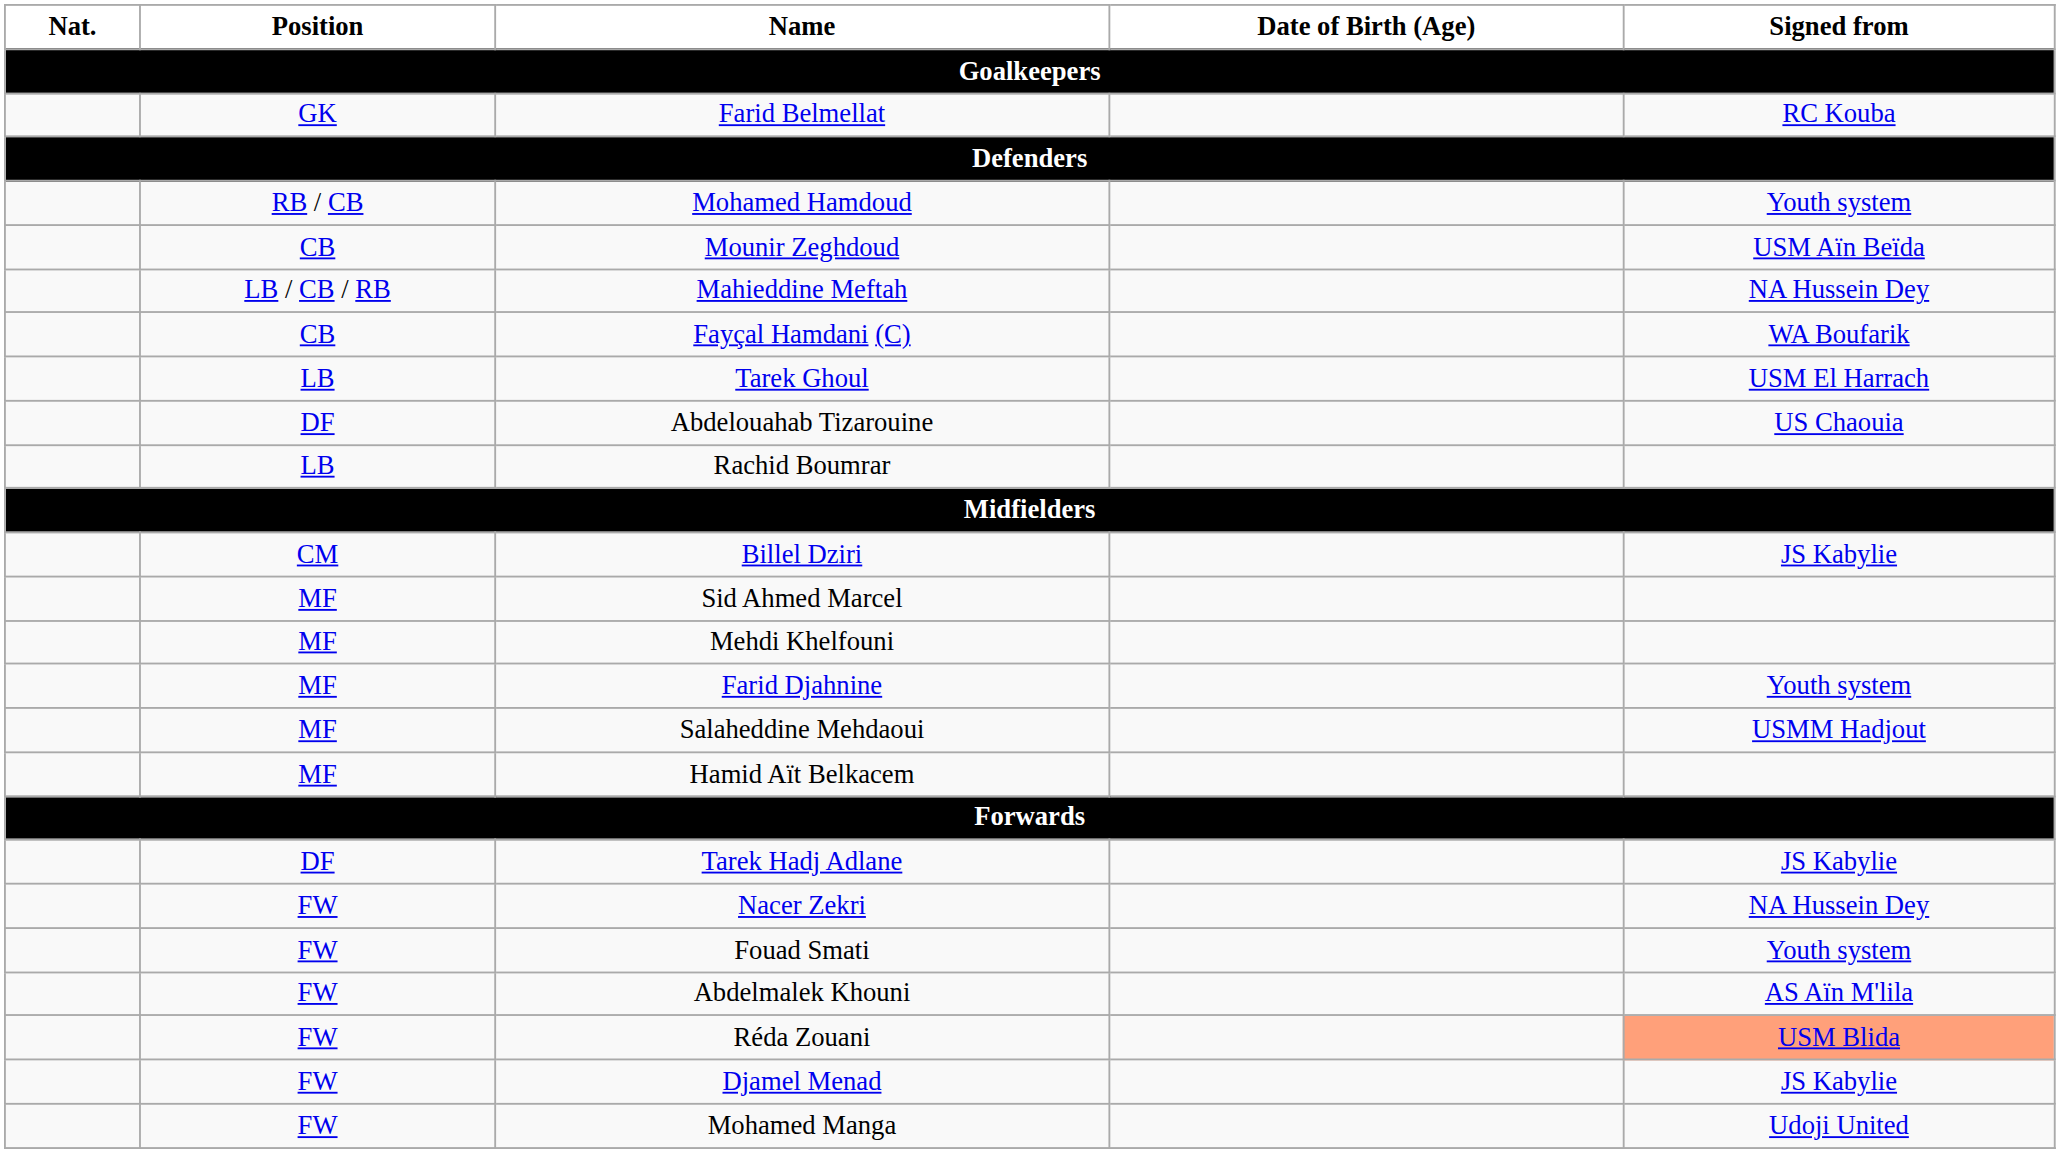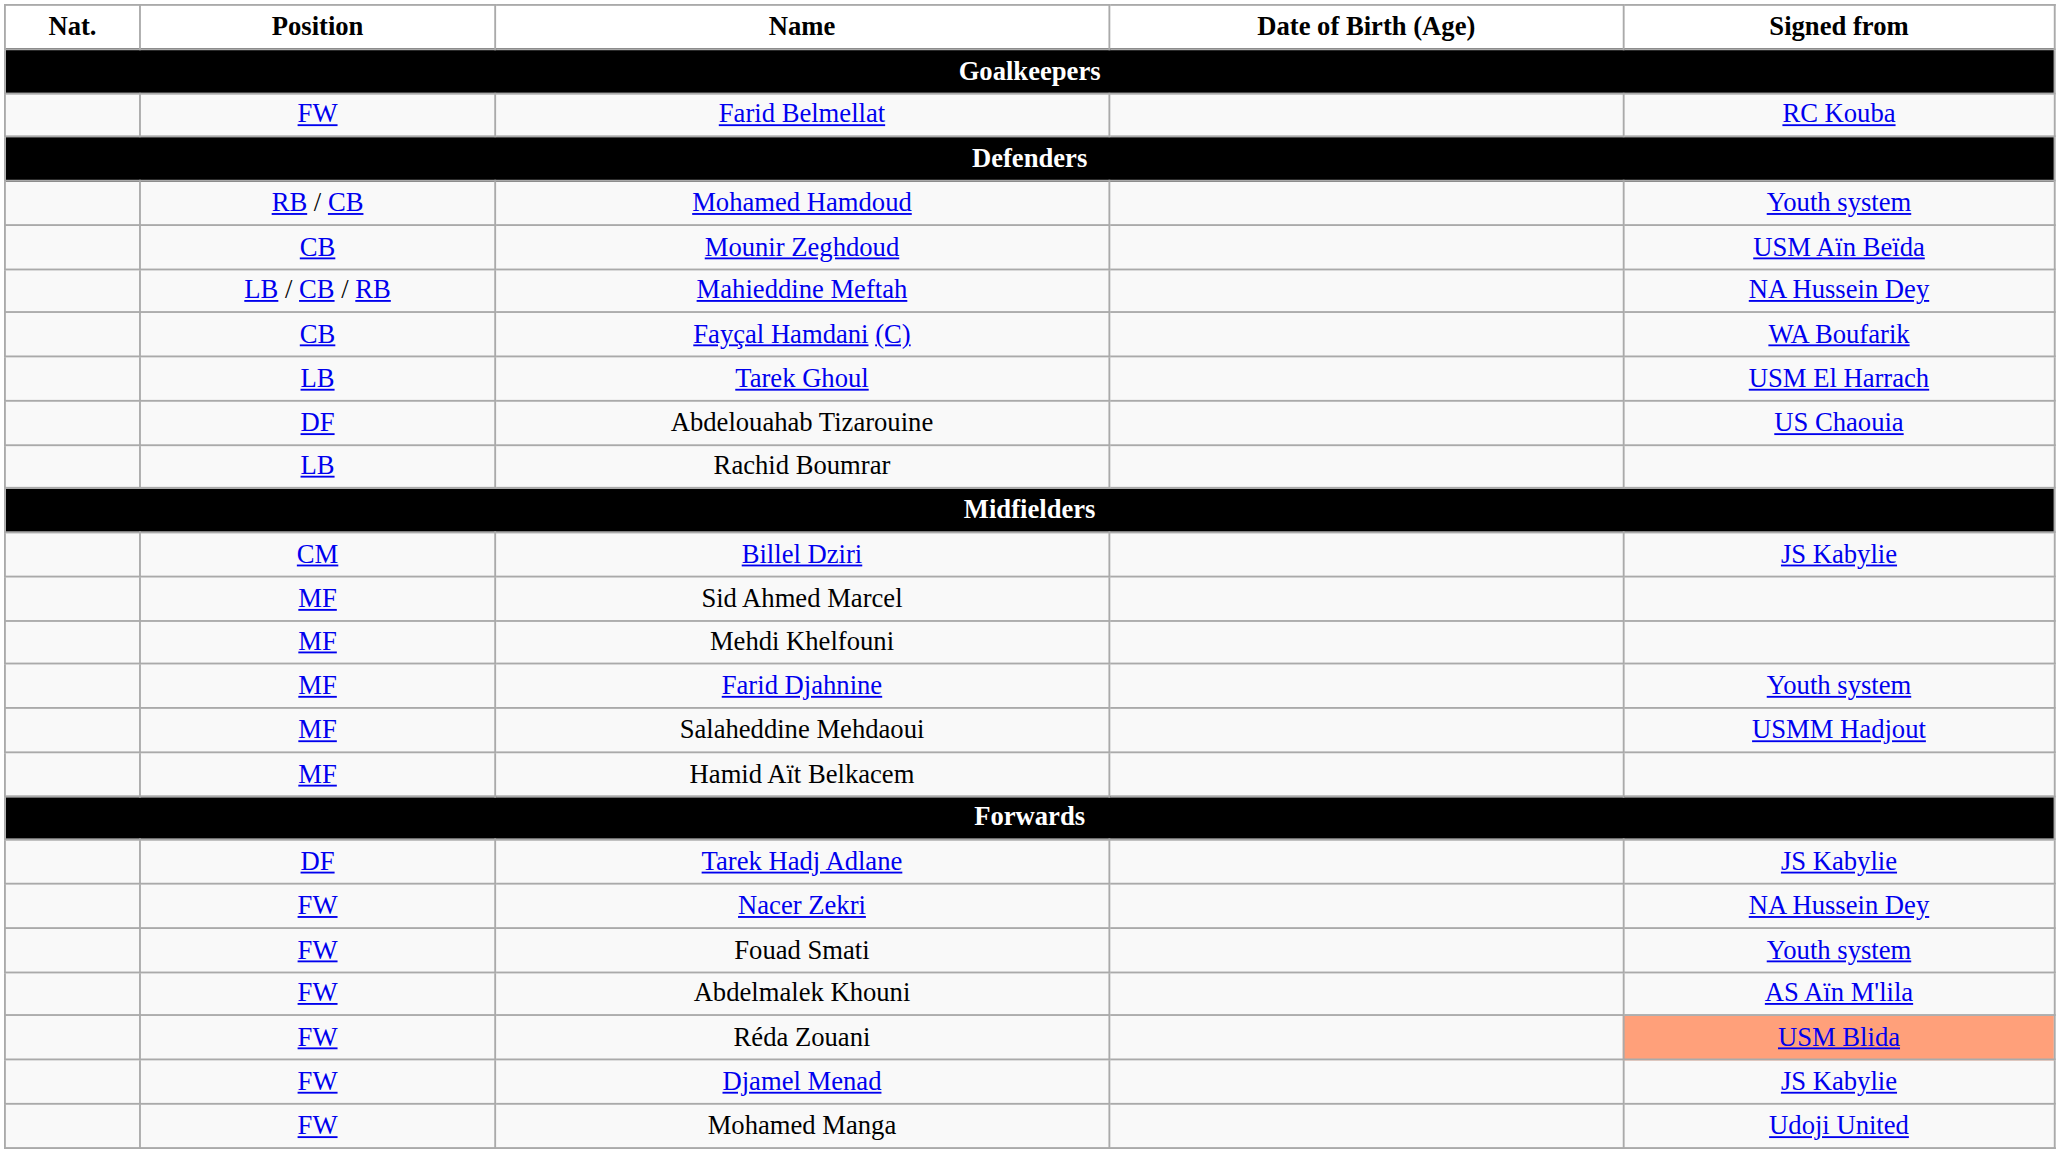(318, 114) GK -> (318, 114) FW
